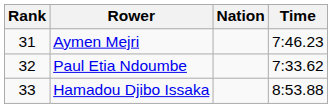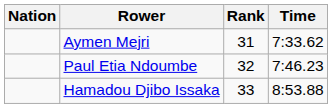columns swapped: (27, 16) <-> (241, 16)
(298, 41) 7:46.23 -> (298, 41) 7:33.62
(298, 66) 7:33.62 -> (298, 66) 7:46.23
